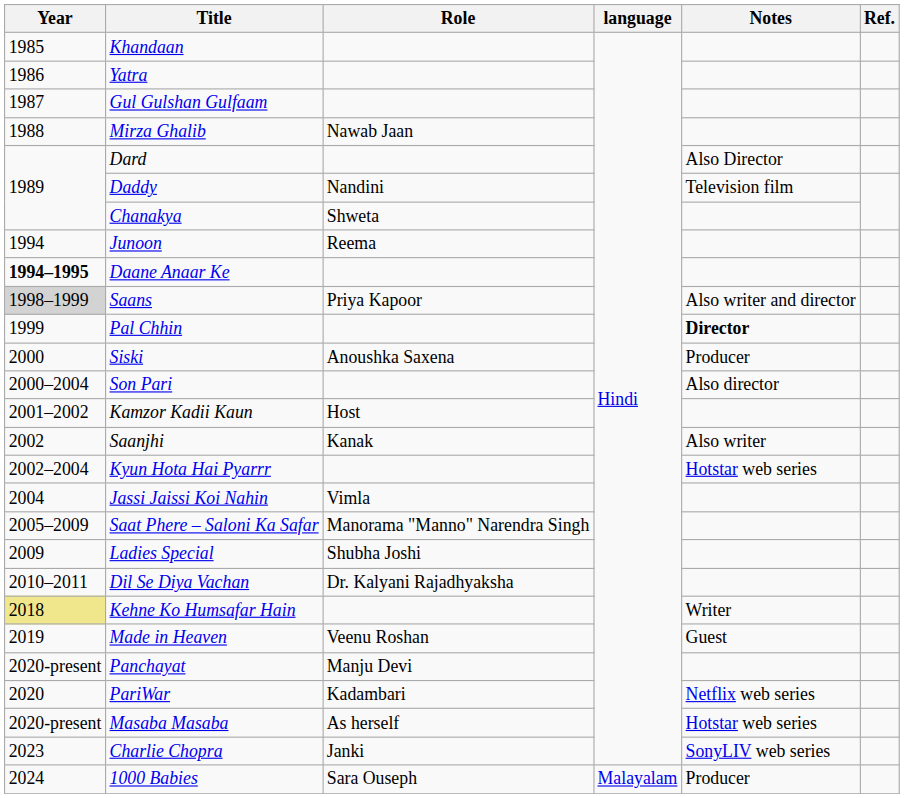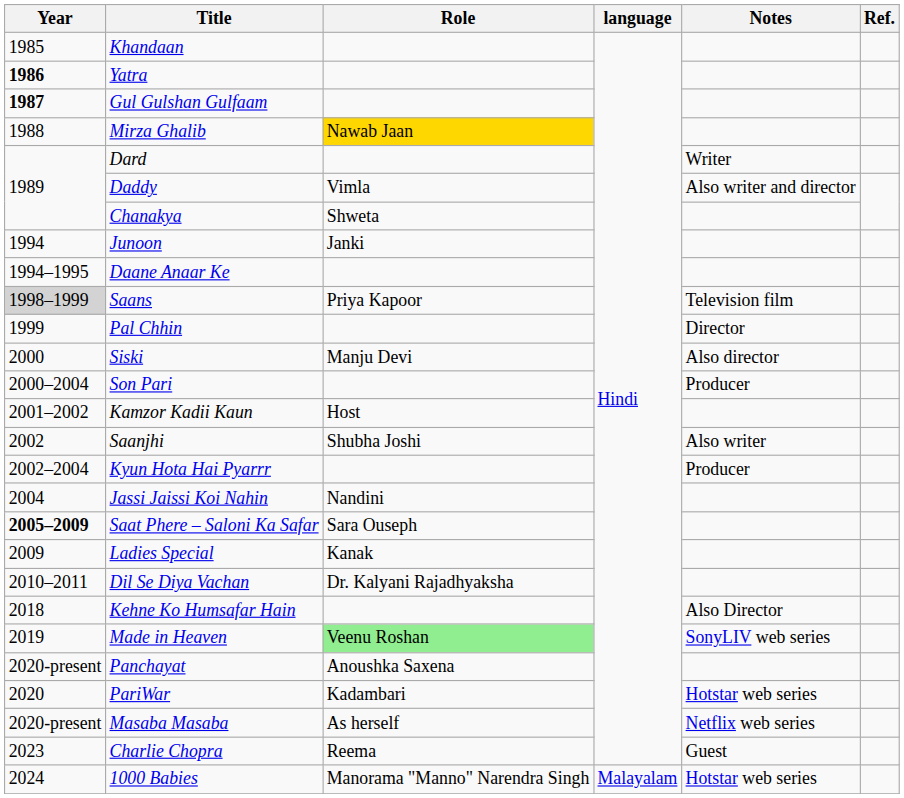(26, 74) normal -> (26, 74) bold
(26, 103) normal -> (26, 103) bold
(370, 131) no background -> (370, 131) gold background
(734, 159) Also Director -> (708, 159) Writer
(355, 187) Nandini -> (348, 187) Vimla
(739, 187) Television film -> (771, 187) Also writer and director
(351, 243) Reema -> (345, 243) Janki
(49, 272) bold -> (49, 272) normal
(771, 300) Also writer and director -> (739, 300) Television film
(717, 328) bold -> (715, 328) normal
(391, 356) Anoushka Saxena -> (369, 356) Manju Devi
(718, 356) Producer -> (732, 356) Also director
(732, 384) Also director -> (718, 384) Producer
(350, 441) Kanak -> (374, 441) Shubha Joshi
(751, 469) Hotstar web series -> (718, 469) Producer
(348, 497) Vimla -> (355, 497) Nandini
(49, 525) normal -> (49, 525) bold
(458, 525) Manorama "Manno" Narendra Singh -> (372, 525) Sara Ouseph
(374, 553) Shubha Joshi -> (350, 553) Kanak
(26, 610) khaki background -> (26, 610) no background
(708, 610) Writer -> (734, 610) Also Director
(378, 638) no background -> (378, 638) lightgreen background
(706, 638) Guest -> (758, 638) SonyLIV web series
(369, 666) Manju Devi -> (391, 666) Anoushka Saxena
(750, 694) Netflix web series -> (751, 694) Hotstar web series
(751, 722) Hotstar web series -> (750, 722) Netflix web series
(345, 750) Janki -> (351, 750) Reema
(758, 750) SonyLIV web series -> (706, 750) Guest
(372, 779) Sara Ouseph -> (458, 779) Manorama "Manno" Narendra Singh
(718, 779) Producer -> (751, 779) Hotstar web series
